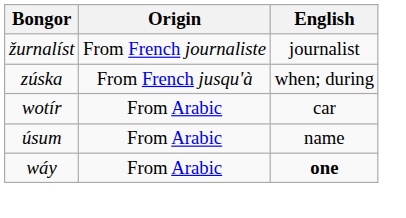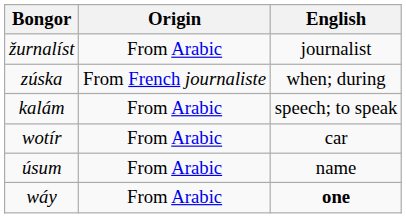(175, 49) From French journaliste -> (175, 49) From Arabic
(175, 78) From French jusqu'à -> (175, 78) From French journaliste
+ row: (42, 108)
